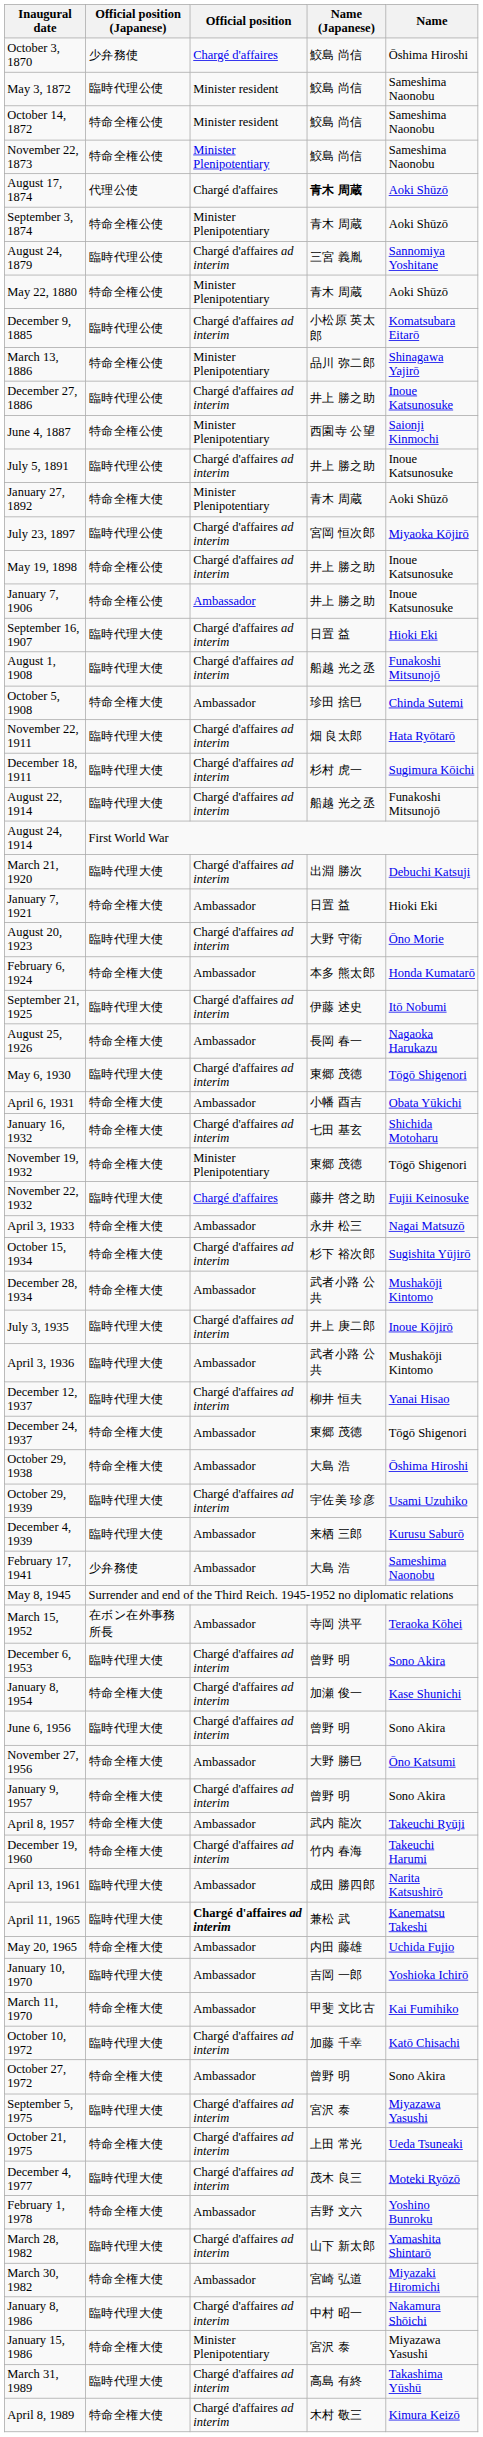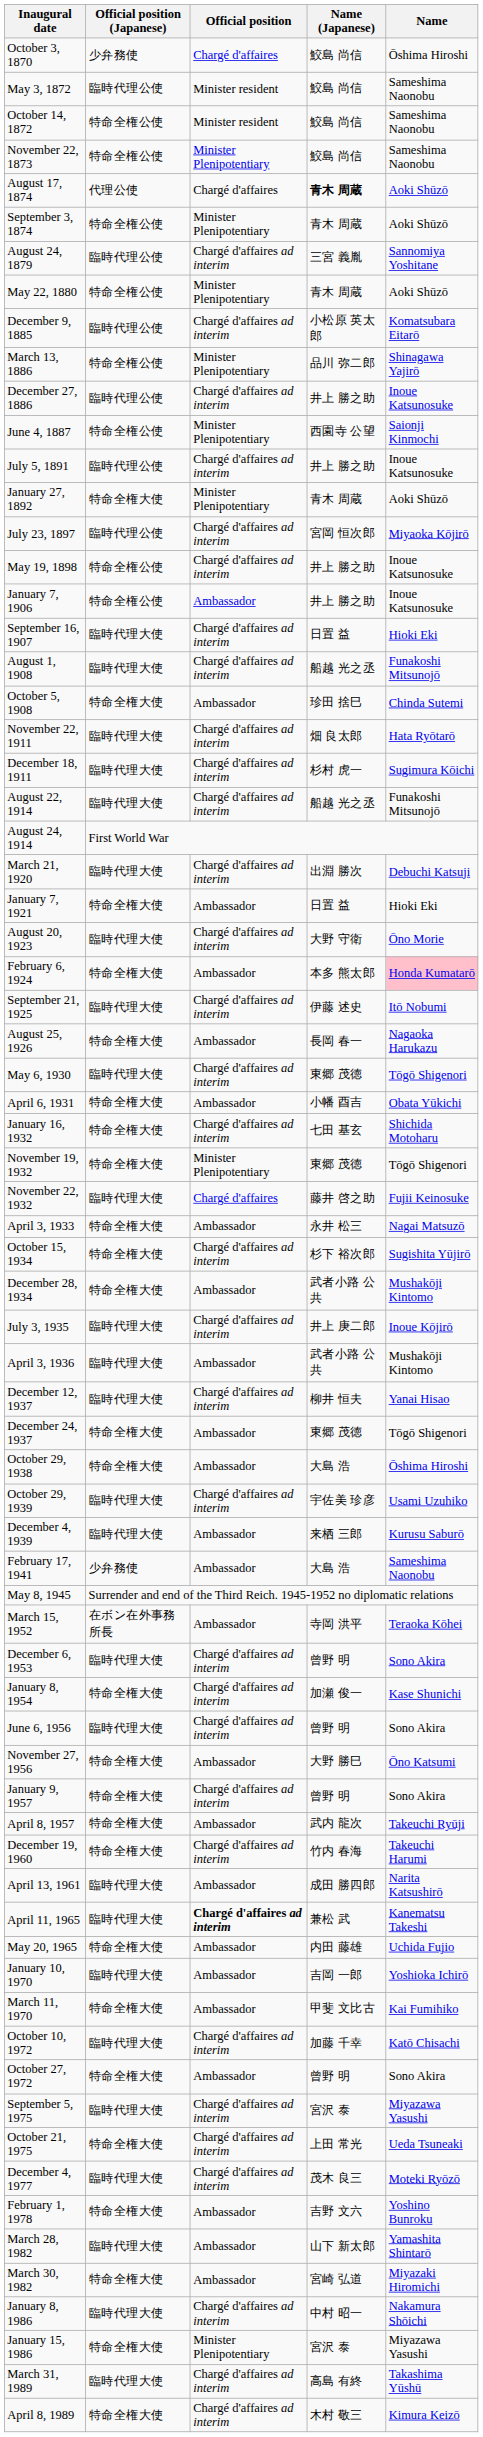(432, 973) no background -> (432, 973) pink background
(243, 2246) Chargé d'affaires ad interim -> (224, 2246) Ambassador
